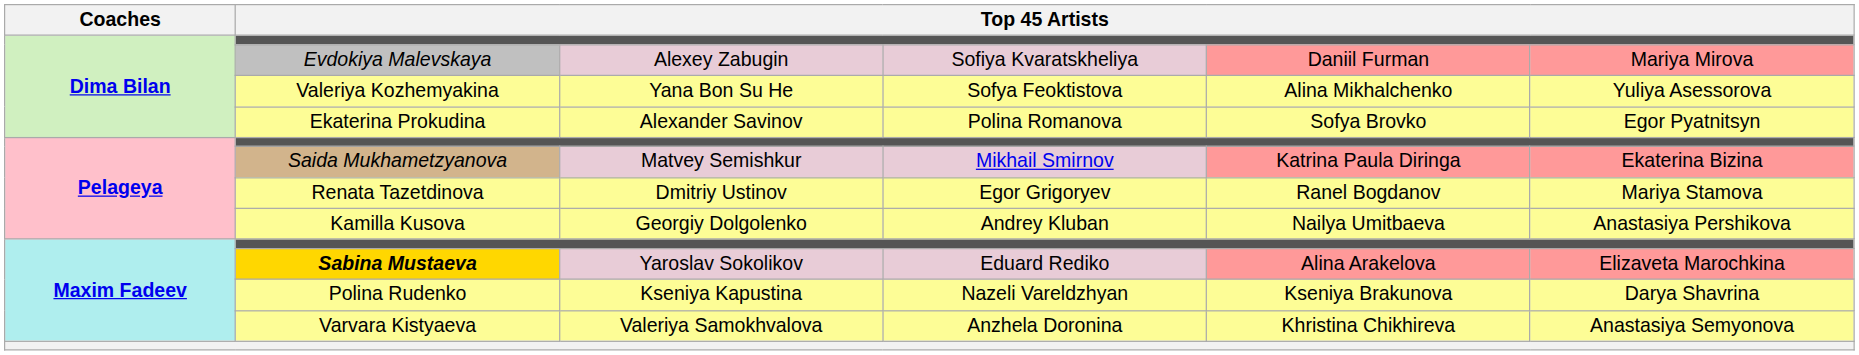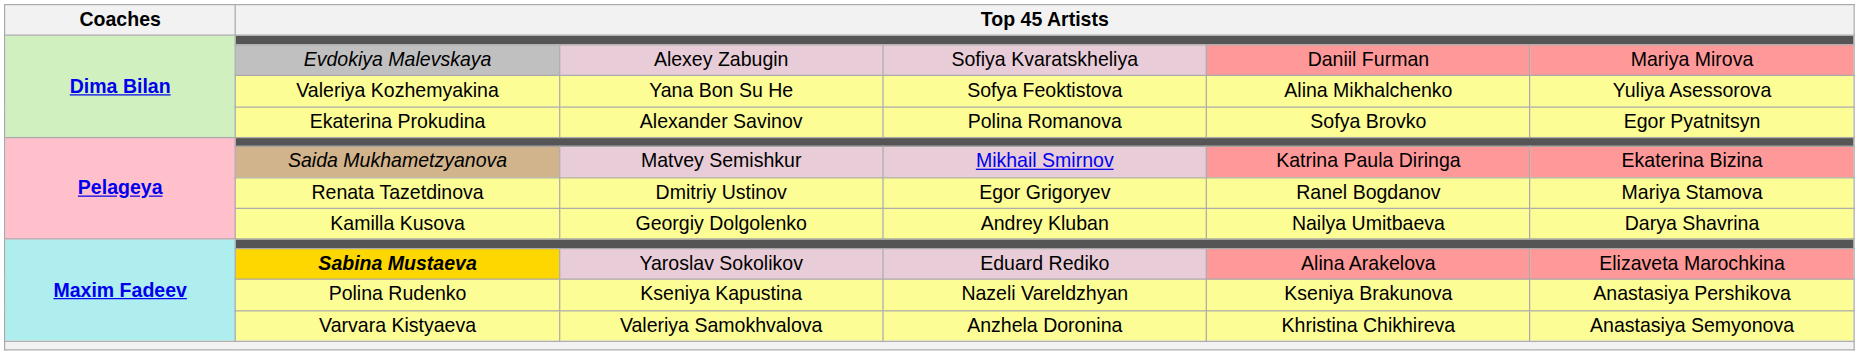(1692, 223) Anastasiya Pershikova -> (1692, 223) Darya Shavrina
(1692, 294) Darya Shavrina -> (1692, 294) Anastasiya Pershikova
